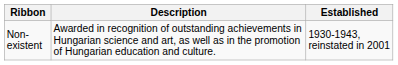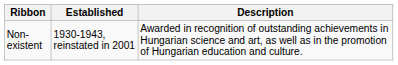columns swapped: (179, 12) <-> (349, 12)
